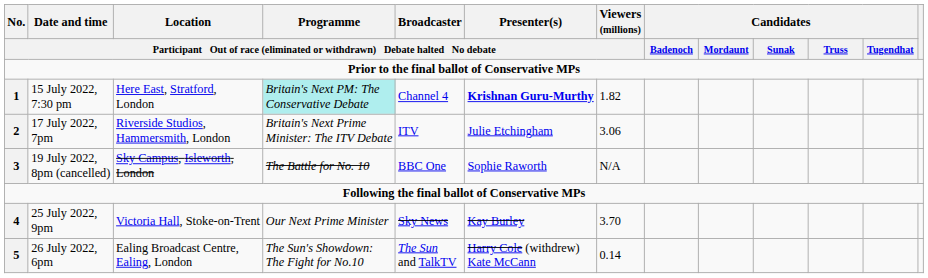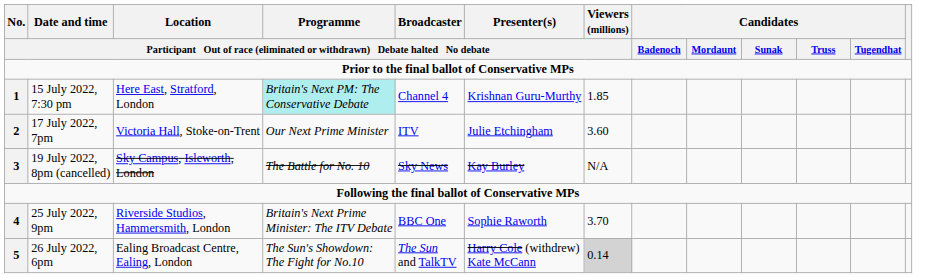(531, 96) bold -> (524, 96) normal
(610, 96) 1.82 -> (598, 96) 1.85
(173, 130) Riverside Studios, Hammersmith, London -> (188, 130) Victoria Hall, Stoke-on-Trent
(329, 130) Britain's Next Prime Minister: The ITV Debate -> (327, 130) Our Next Prime Minister
(610, 130) 3.06 -> (598, 130) 3.60
(422, 165) BBC One -> (423, 165) Sky News
(507, 165) Sophie Raworth -> (496, 165) Kay Burley
(188, 220) Victoria Hall, Stoke-on-Trent -> (173, 220) Riverside Studios, Hammersmith, London
(327, 220) Our Next Prime Minister -> (329, 220) Britain's Next Prime Minister: The ITV Debate
(423, 220) Sky News -> (422, 220) BBC One
(496, 220) Kay Burley -> (507, 220) Sophie Raworth
(610, 254) no background -> (598, 254) lightgrey background
